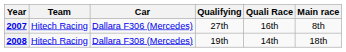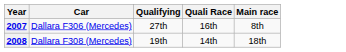- column: (59, 11)
